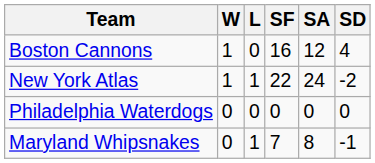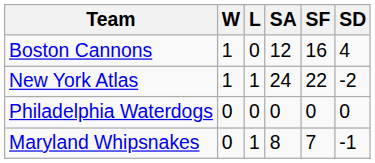columns swapped: (282, 19) <-> (317, 19)
